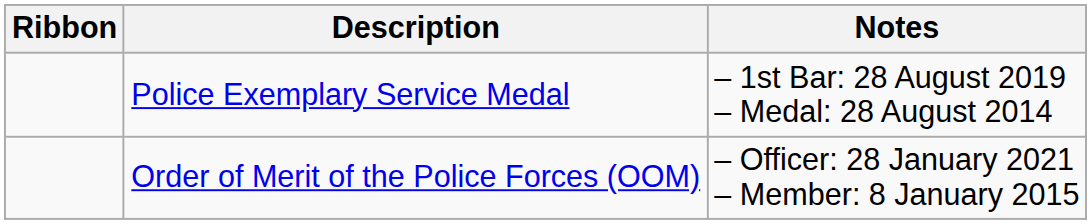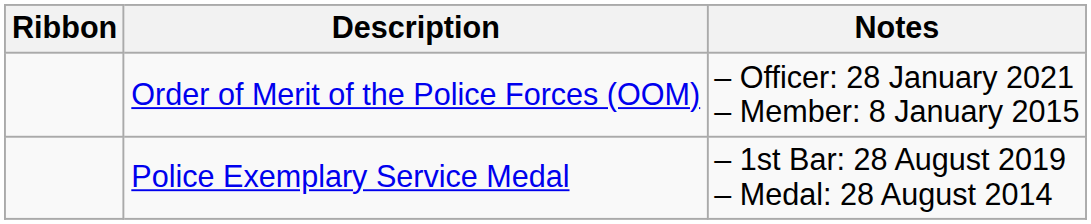rows swapped: (416, 177) <-> (350, 94)
